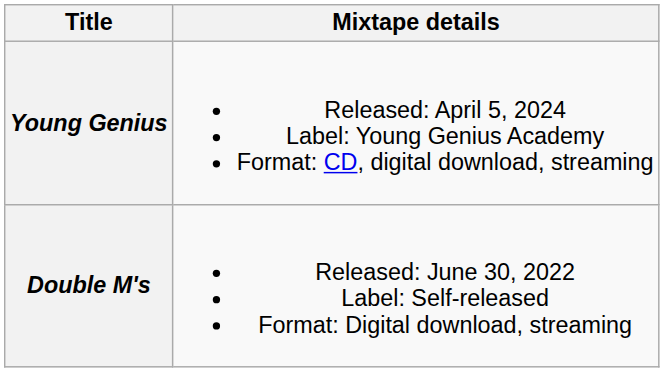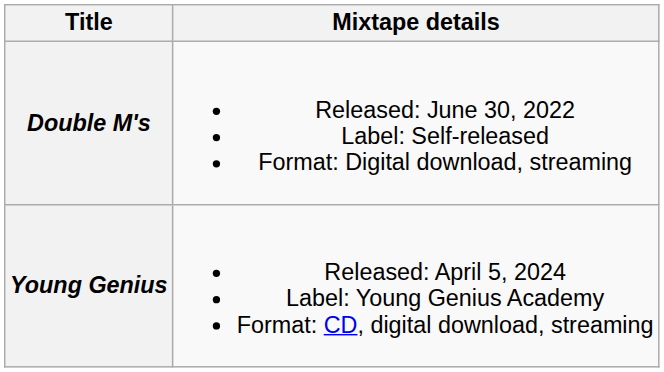rows swapped: (89, 285) <-> (89, 122)
